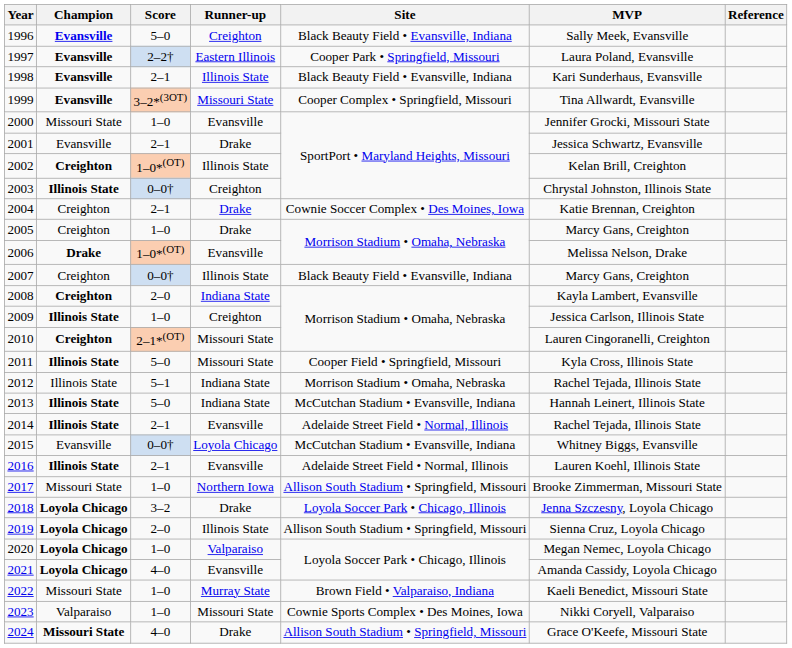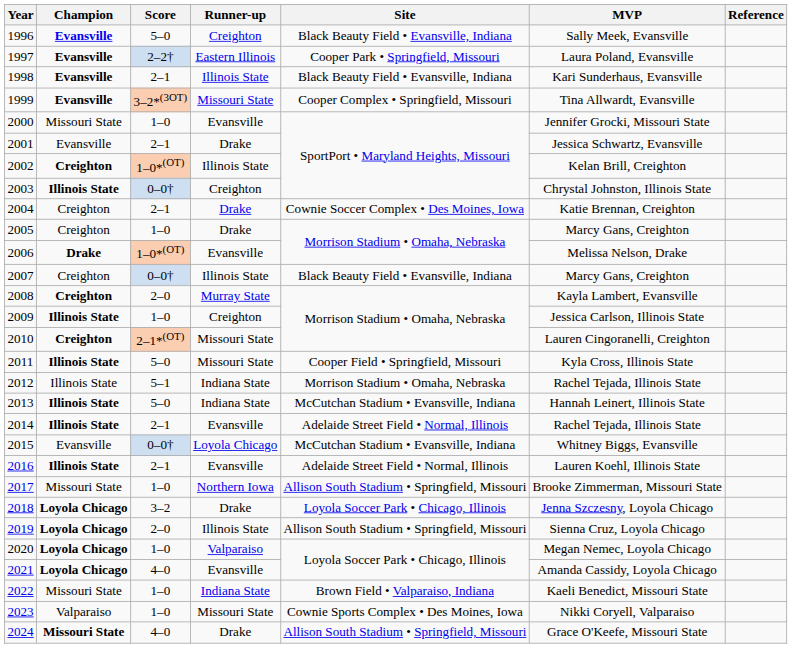(235, 296) Indiana State -> (235, 296) Murray State
(235, 590) Murray State -> (235, 590) Indiana State
